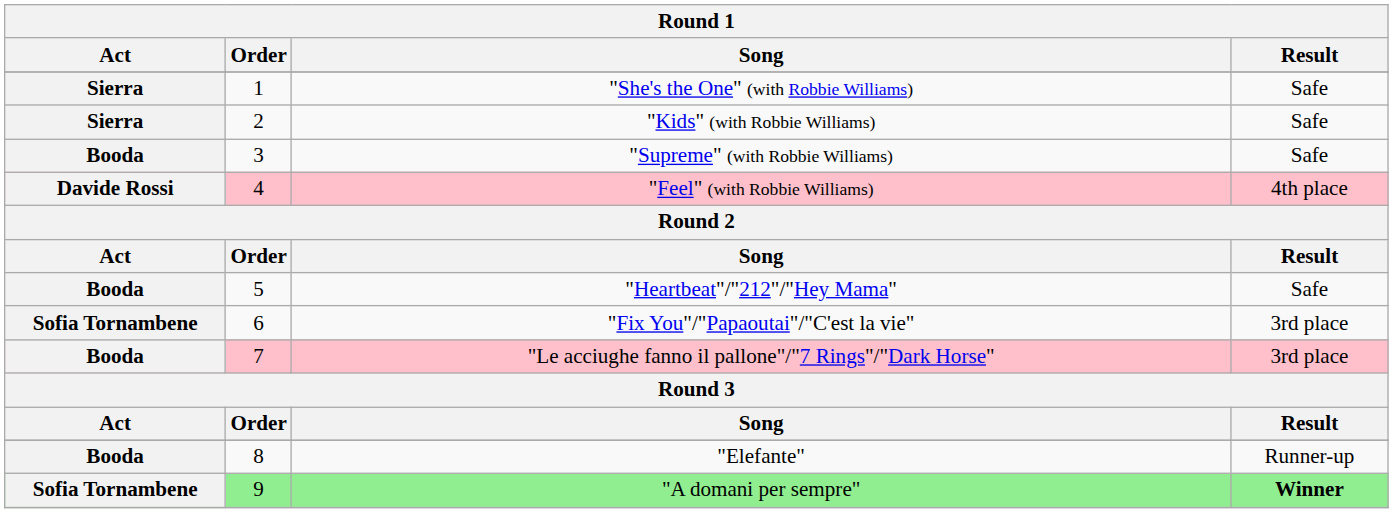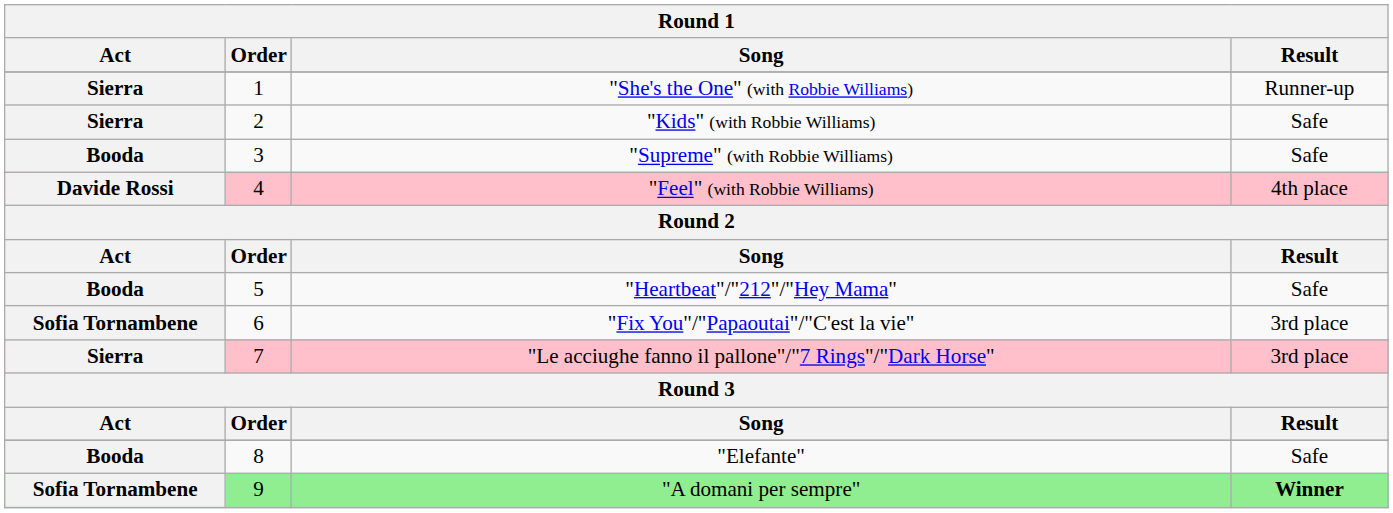(1309, 88) Safe -> (1309, 88) Runner-up
(115, 356) Booda -> (115, 356) Sierra
(1309, 456) Runner-up -> (1309, 456) Safe
